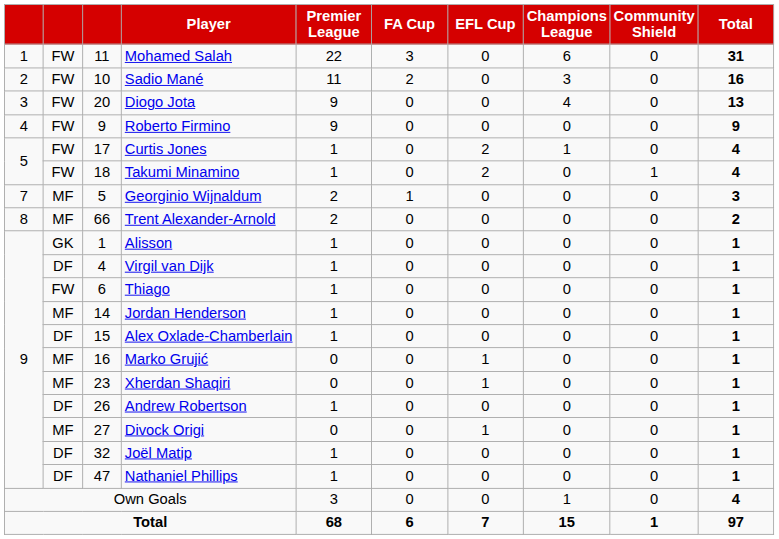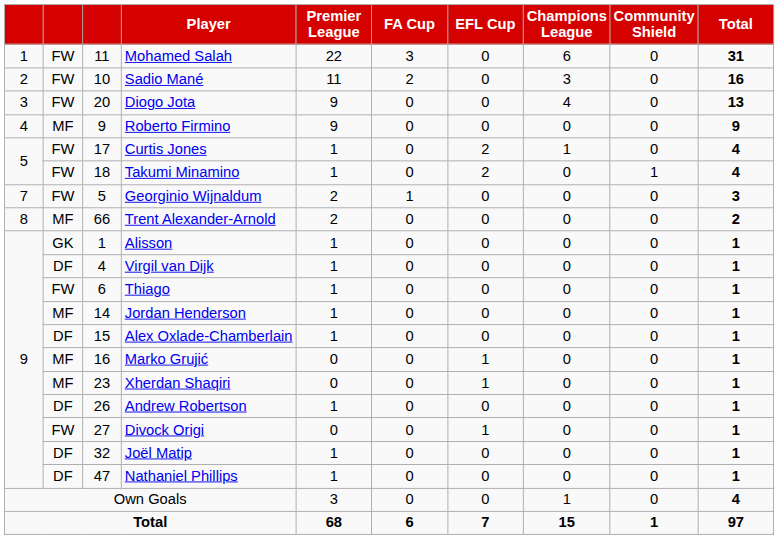(63, 126) FW -> (63, 126) MF
(63, 196) MF -> (63, 196) FW
(63, 429) MF -> (63, 429) FW
